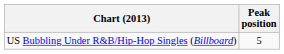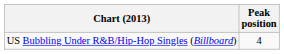(259, 40) 5 -> (259, 40) 4
